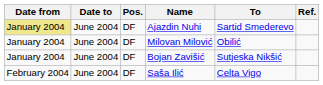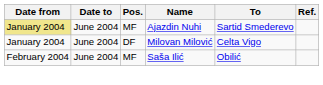(129, 27) DF -> (130, 27) MF
(229, 42) Obilić -> (239, 42) Celta Vigo
- row: (176, 57)
(129, 73) DF -> (130, 57) MF
(239, 73) Celta Vigo -> (229, 57) Obilić
